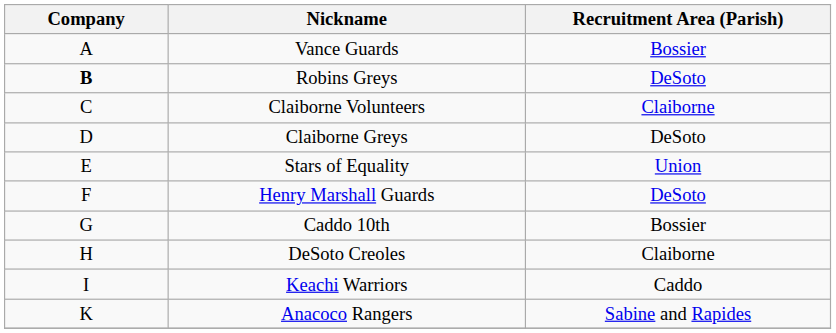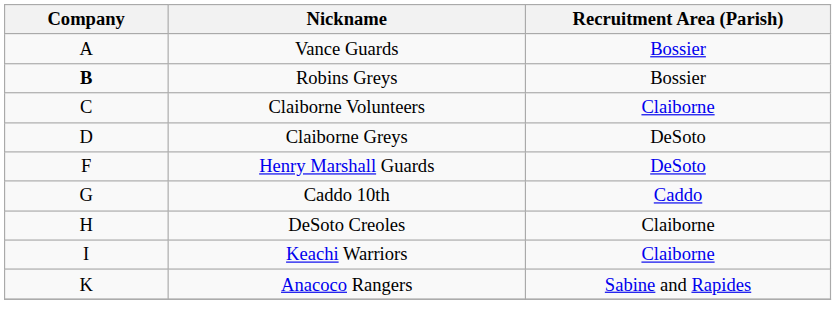(678, 78) DeSoto -> (678, 78) Bossier
- row: (347, 166)
(678, 225) Bossier -> (678, 195) Caddo
(678, 284) Caddo -> (678, 254) Claiborne
